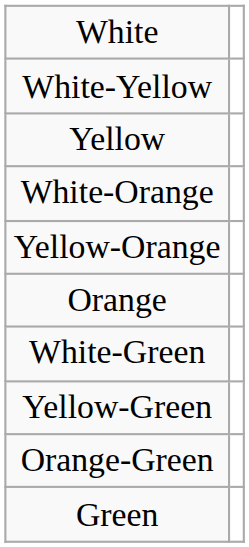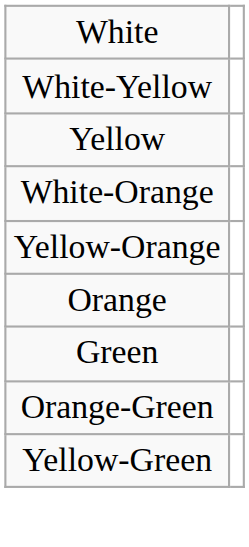- row: (117, 353)
rows swapped: (117, 406) <-> (117, 513)
